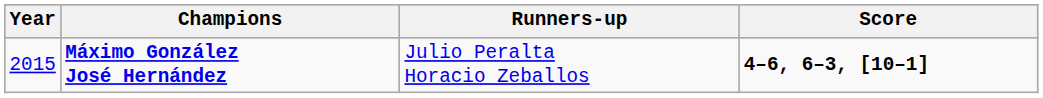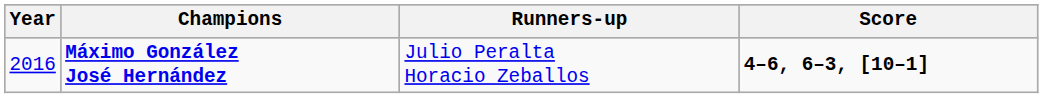(33, 65) 2015 -> (33, 65) 2016
